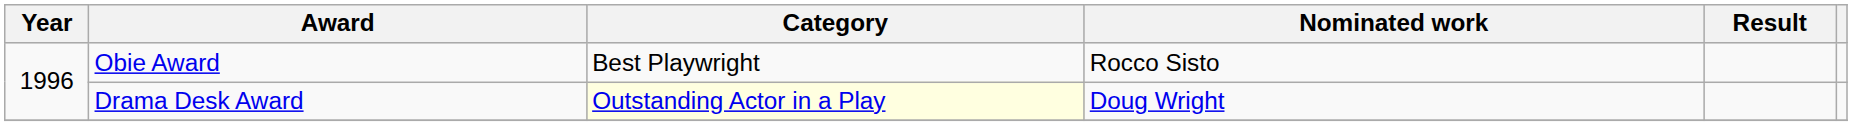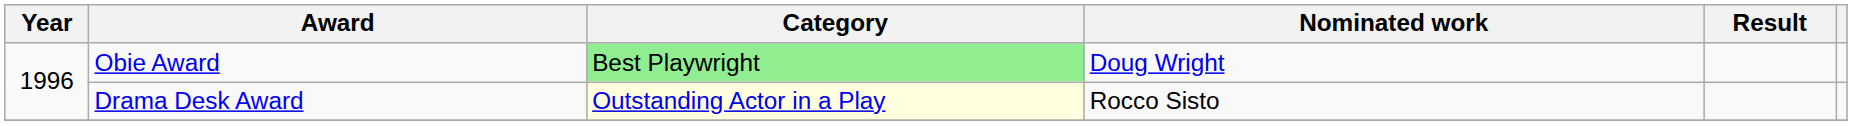(676, 62) no background -> (676, 62) lightgreen background
(1155, 62) Rocco Sisto -> (1157, 62) Doug Wright
(1157, 100) Doug Wright -> (1155, 100) Rocco Sisto
